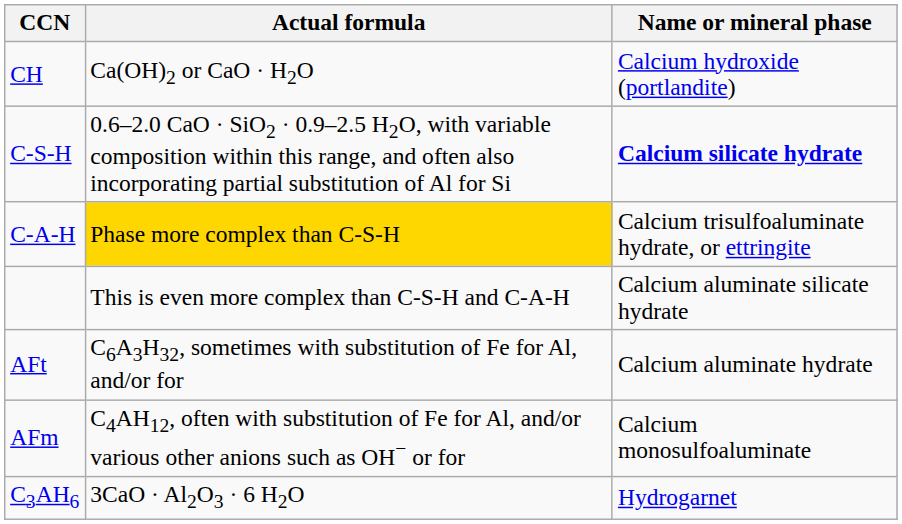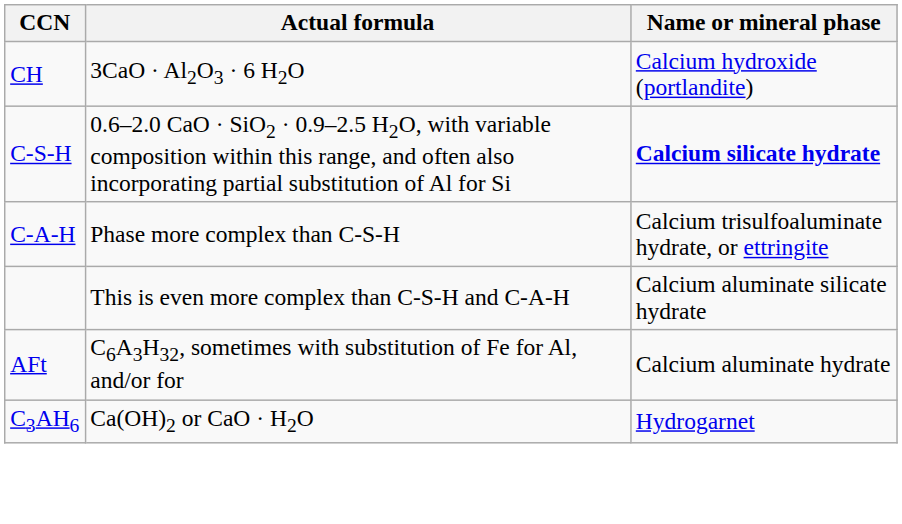(202, 73) Ca(OH)2 or CaO · H2O -> (197, 73) 3CaO · Al2O3 · 6 H2O
(245, 233) gold background -> (245, 233) no background
- row: (34, 437)
(197, 497) 3CaO · Al2O3 · 6 H2O -> (202, 421) Ca(OH)2 or CaO · H2O
